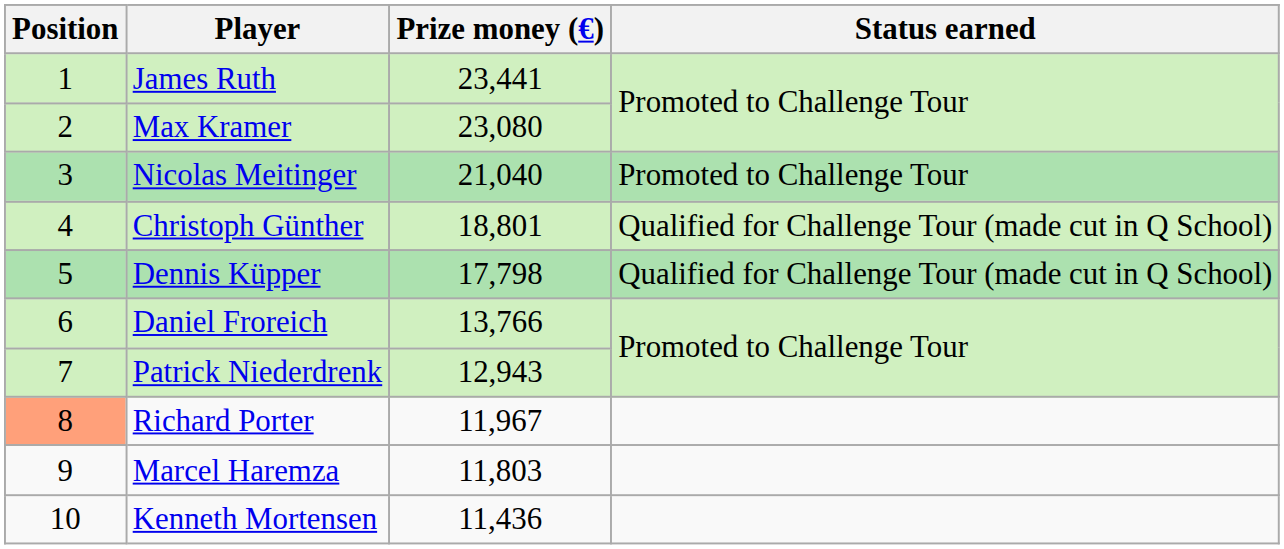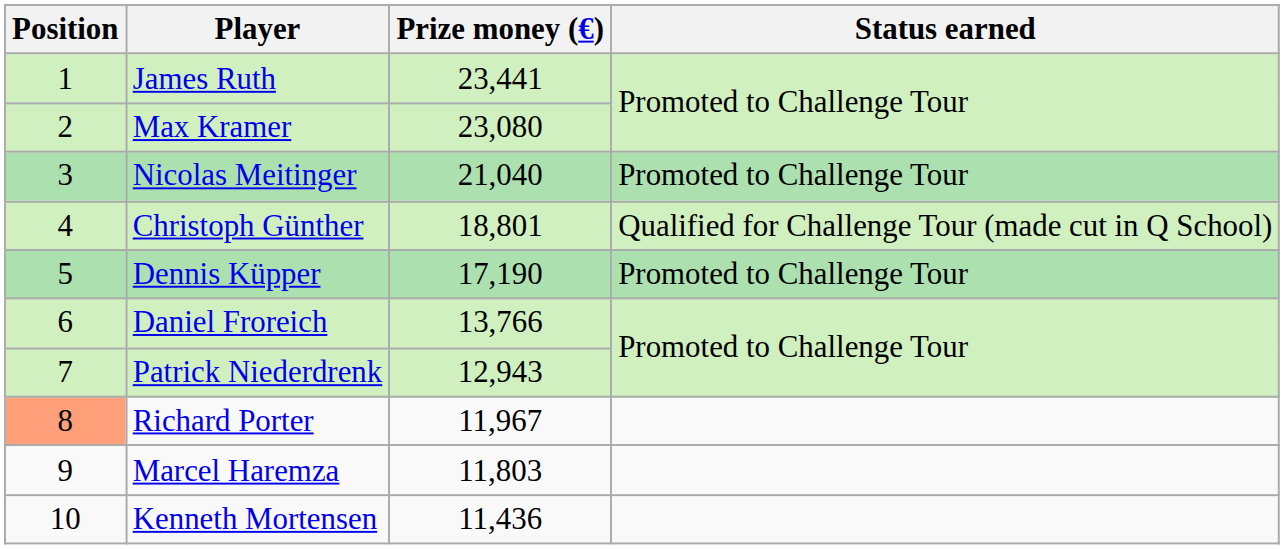(500, 273) 17,798 -> (500, 273) 17,190
(945, 273) Qualified for Challenge Tour (made cut in Q School) -> (793, 273) Promoted to Challenge Tour
